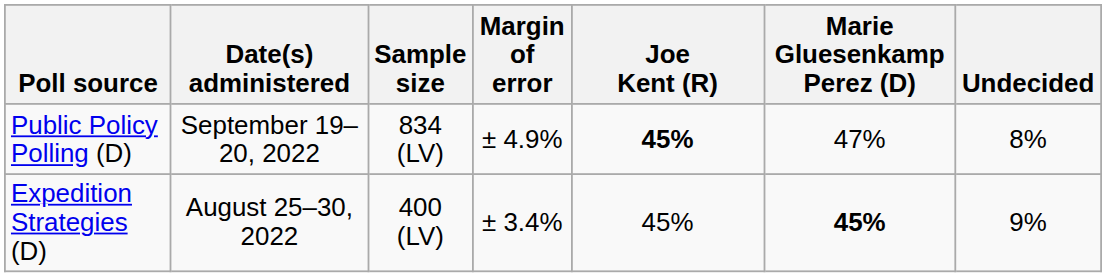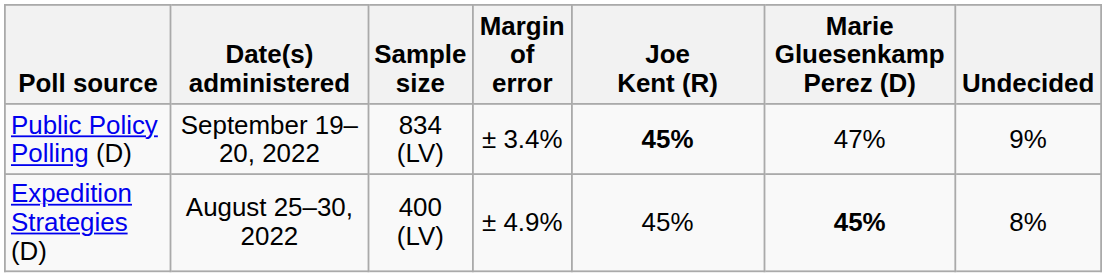(522, 139) ± 4.9% -> (522, 139) ± 3.4%
(1028, 139) 8% -> (1028, 139) 9%
(522, 223) ± 3.4% -> (522, 223) ± 4.9%
(1028, 223) 9% -> (1028, 223) 8%
